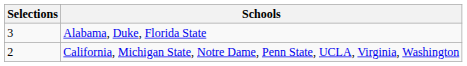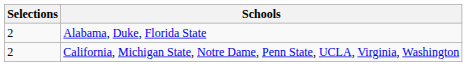(10, 33) 3 -> (10, 33) 2
